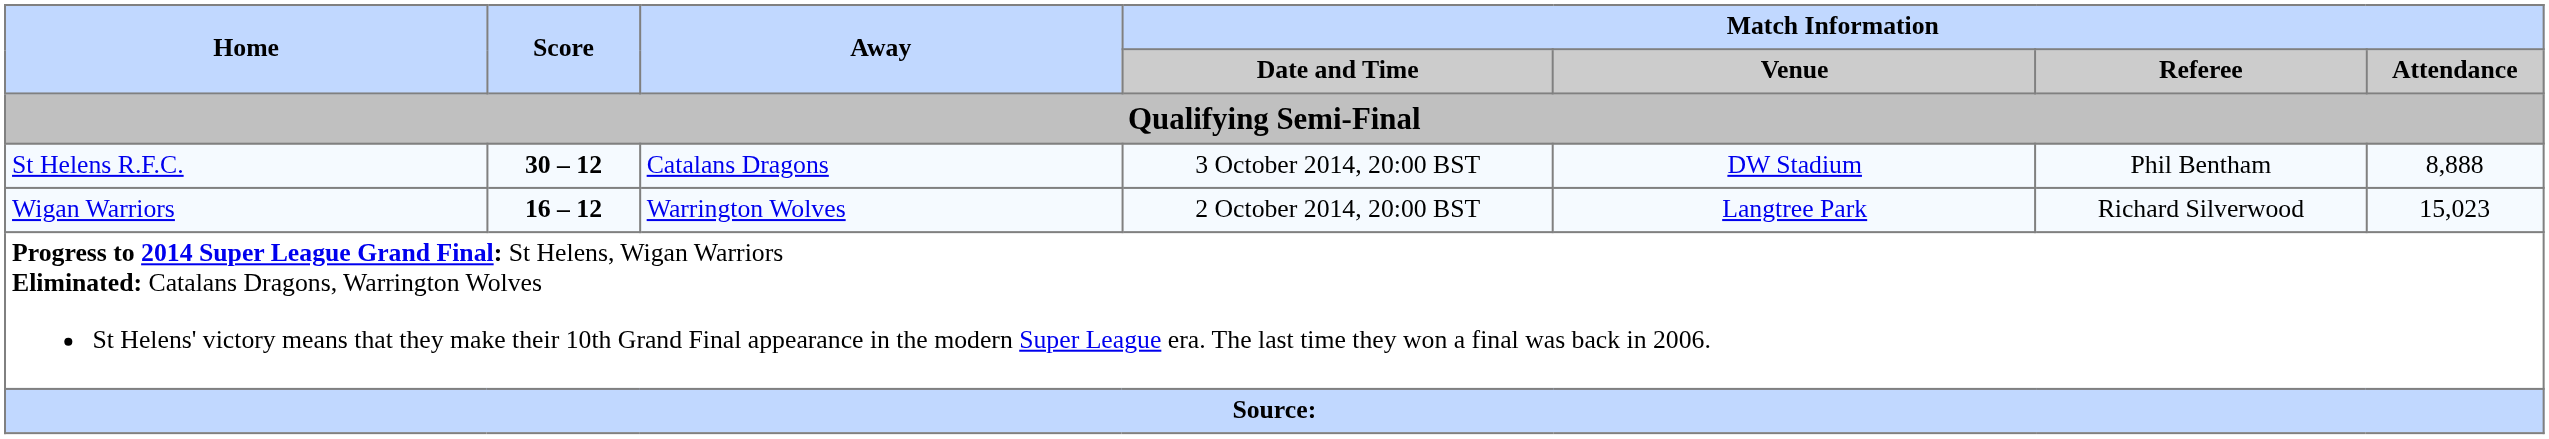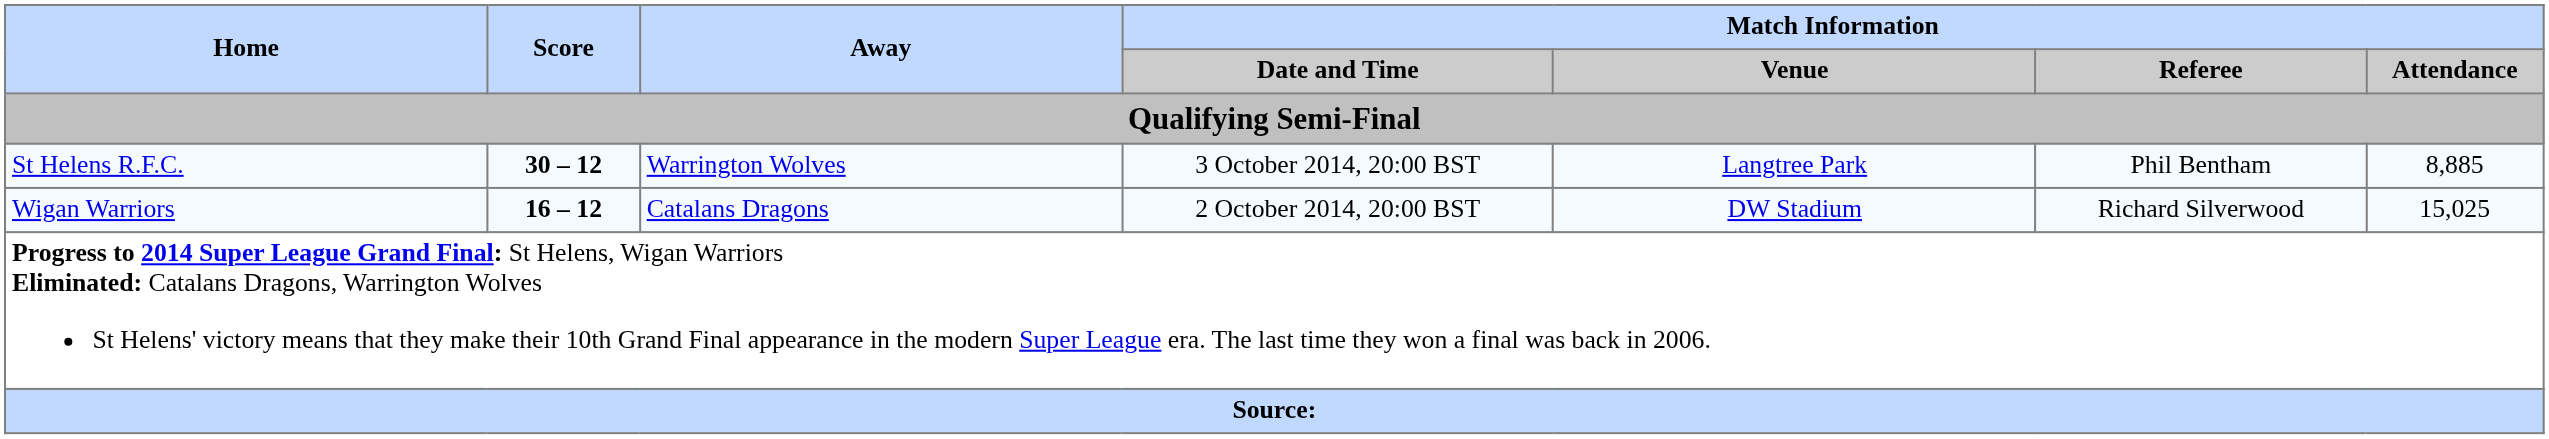(738, 165) Catalans Dragons -> (746, 165) Warrington Wolves
(1795, 165) DW Stadium -> (1795, 165) Langtree Park
(2455, 165) 8,888 -> (2455, 165) 8,885
(746, 209) Warrington Wolves -> (738, 209) Catalans Dragons
(1795, 209) Langtree Park -> (1795, 209) DW Stadium
(2455, 209) 15,023 -> (2455, 209) 15,025
